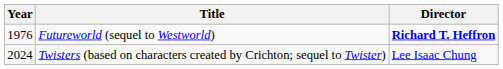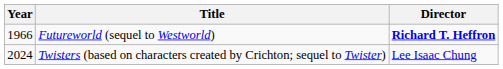(20, 34) 1976 -> (20, 34) 1966
